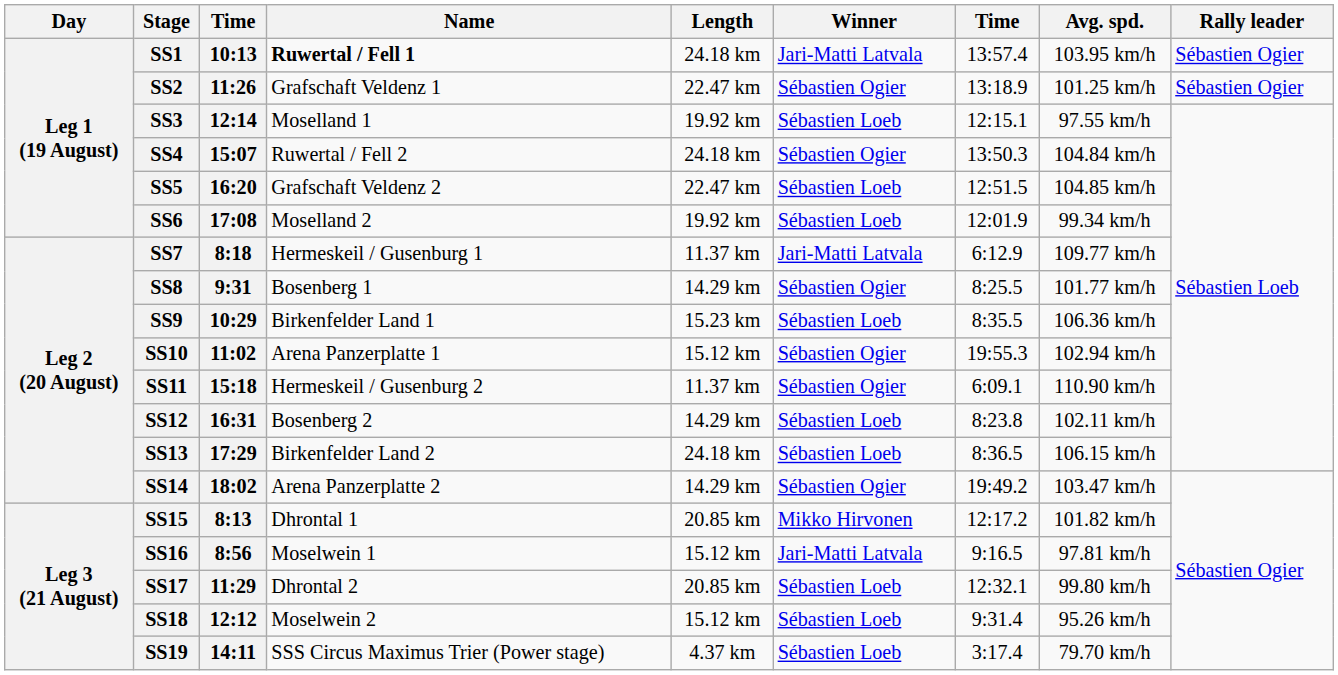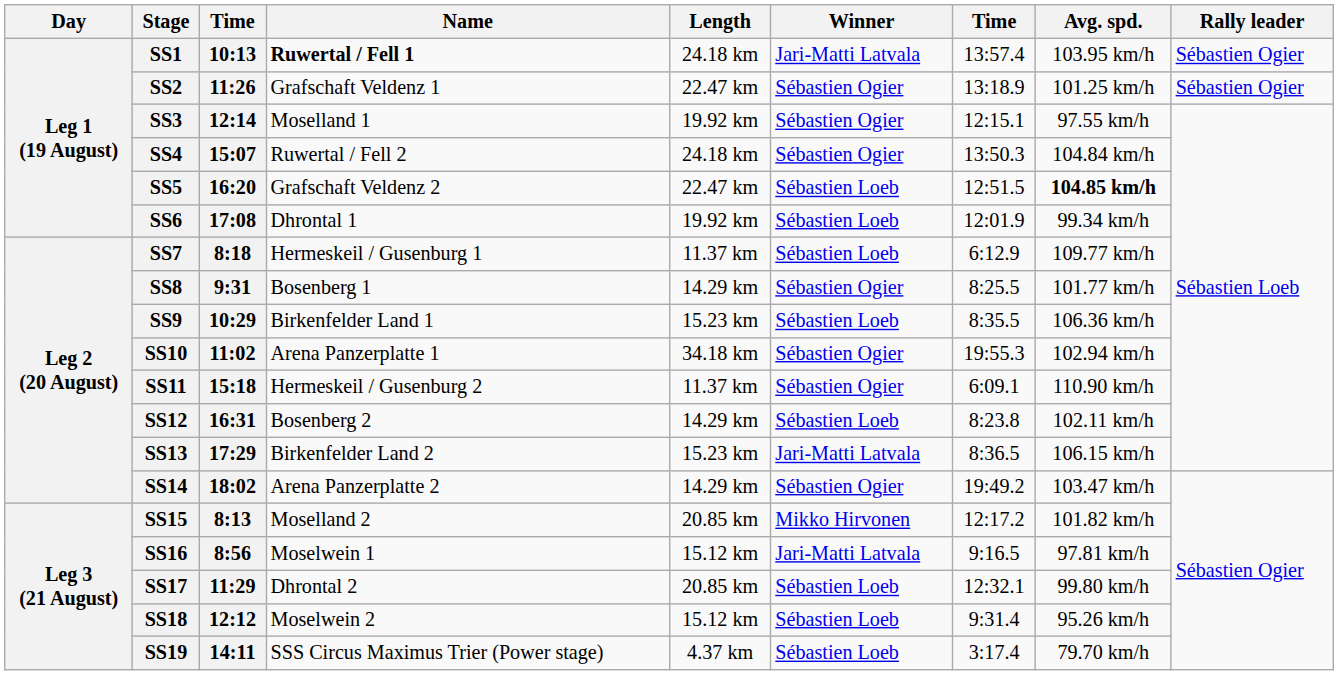(839, 121) Sébastien Loeb -> (839, 121) Sébastien Ogier
(1105, 187) normal -> (1103, 187) bold
(321, 221) Moselland 2 -> (314, 221) Dhrontal 1
(850, 254) Jari-Matti Latvala -> (837, 254) Sébastien Loeb
(722, 354) 15.12 km -> (720, 354) 34.18 km
(722, 453) 24.18 km -> (720, 453) 15.23 km
(839, 453) Sébastien Loeb -> (848, 453) Jari-Matti Latvala
(315, 520) Dhrontal 1 -> (321, 520) Moselland 2
